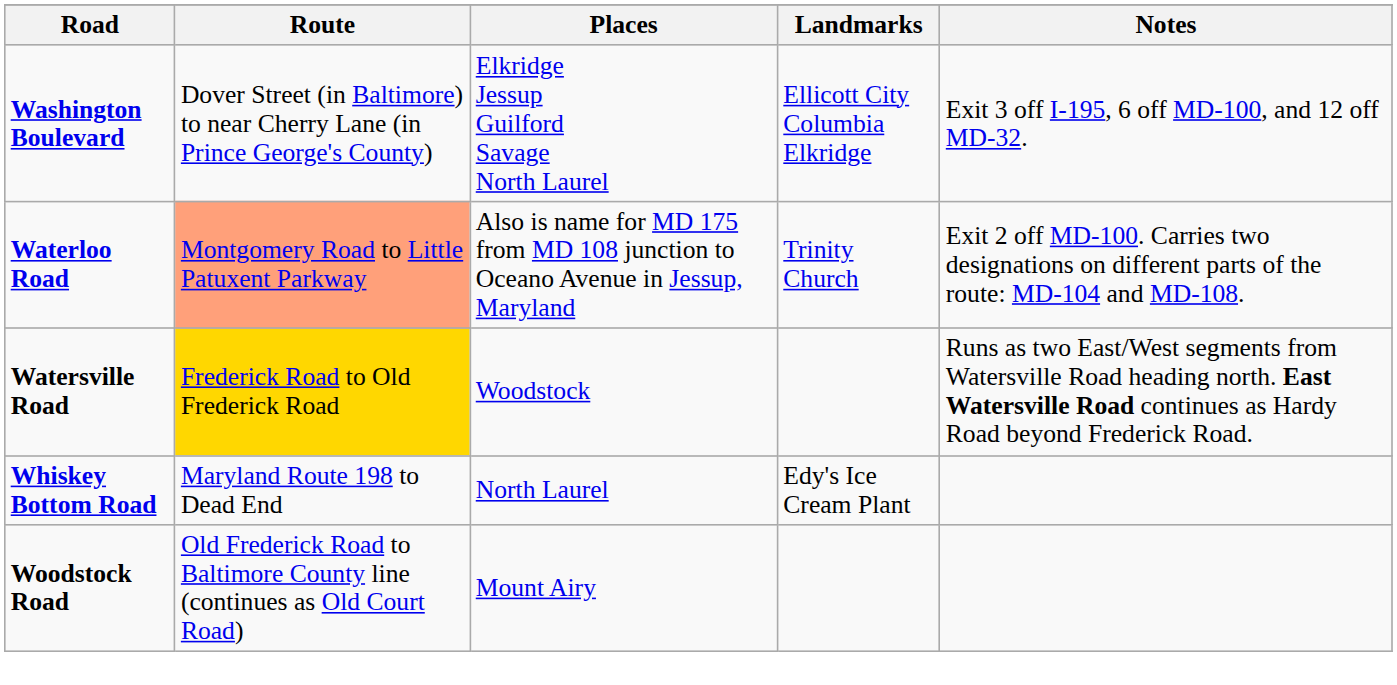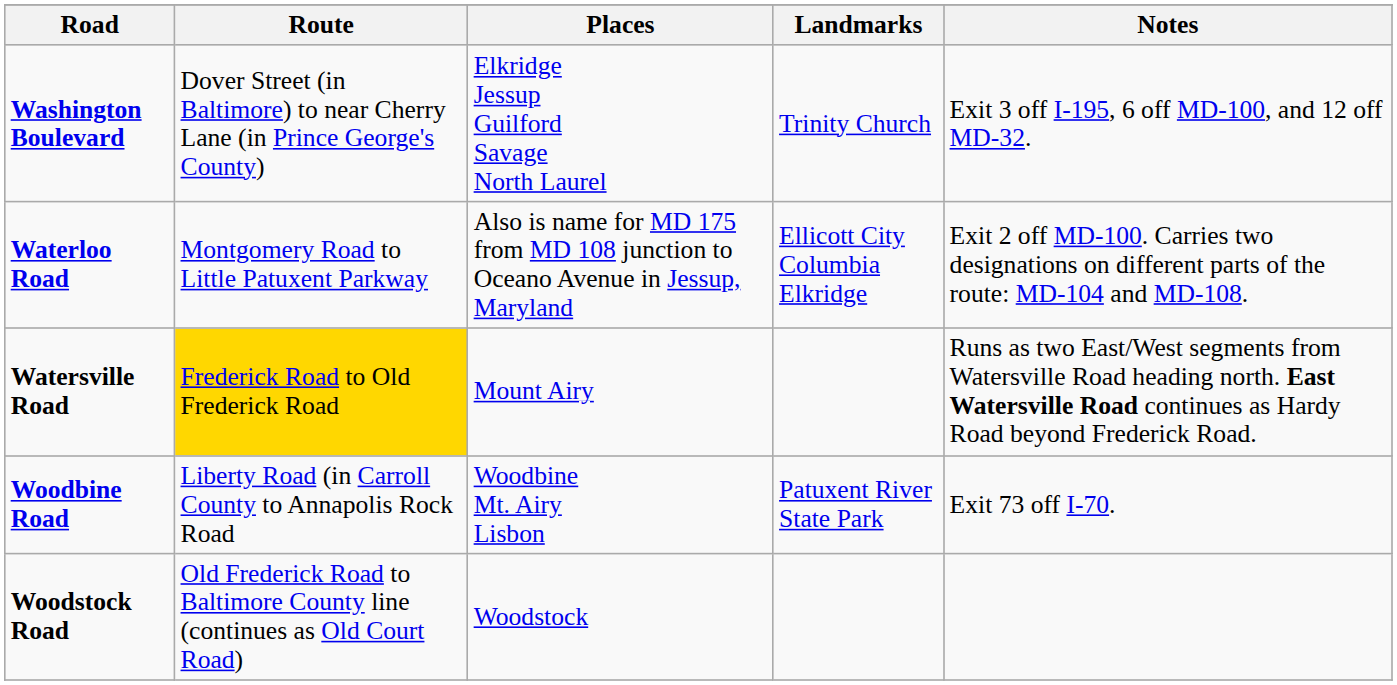(846, 123) Ellicott City Columbia Elkridge -> (855, 123) Trinity Church
(322, 264) lightsalmon background -> (304, 264) no background
(821, 264) Trinity Church -> (842, 264) Ellicott City Columbia Elkridge
(533, 391) Woodstock -> (534, 391) Mount Airy
- row: (84, 489)
+ row: (66, 504)
(536, 587) Mount Airy -> (531, 616) Woodstock
